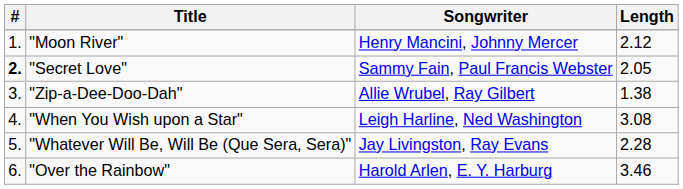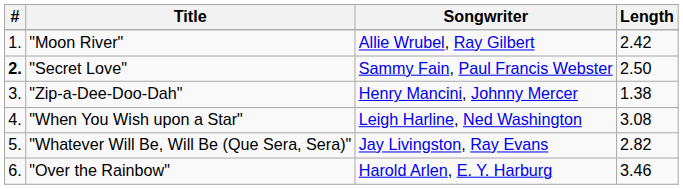(468, 42) Henry Mancini, Johnny Mercer -> (447, 42) Allie Wrubel, Ray Gilbert
(636, 42) 2.12 -> (636, 42) 2.42
(636, 68) 2.05 -> (636, 68) 2.50
(447, 94) Allie Wrubel, Ray Gilbert -> (468, 94) Henry Mancini, Johnny Mercer
(636, 145) 2.28 -> (636, 145) 2.82
